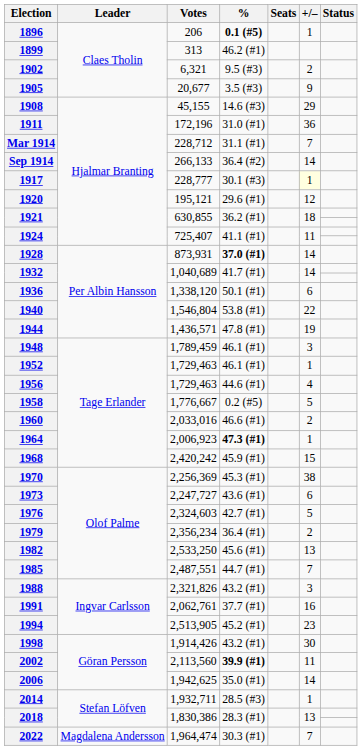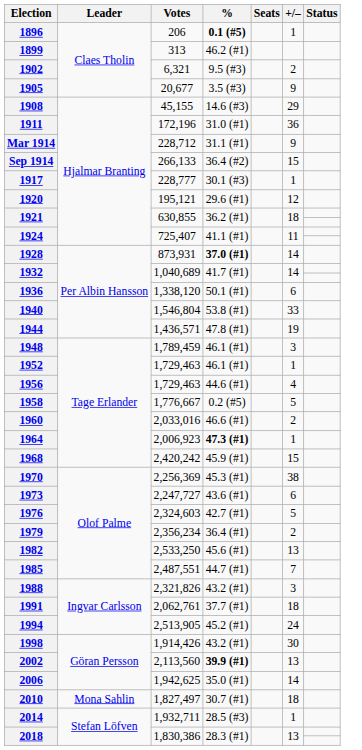(310, 143) 7 -> (293, 143) 9
(310, 161) 14 -> (293, 161) 15
(310, 180) lightyellow background -> (293, 180) no background
(310, 310) 22 -> (293, 310) 33
(310, 606) 16 -> (293, 606) 18
(310, 625) 23 -> (293, 625) 24
(310, 662) 11 -> (293, 662) 13
+ row: (31, 699)
- row: (31, 736)
